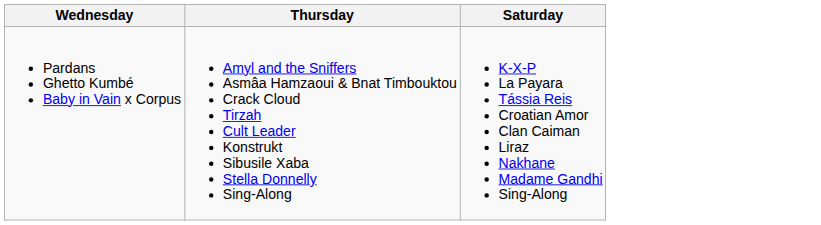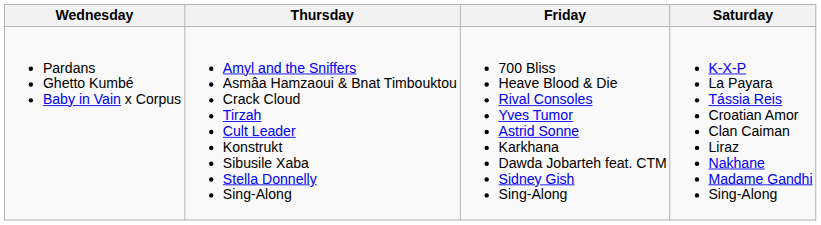+ column: (565, 15)
